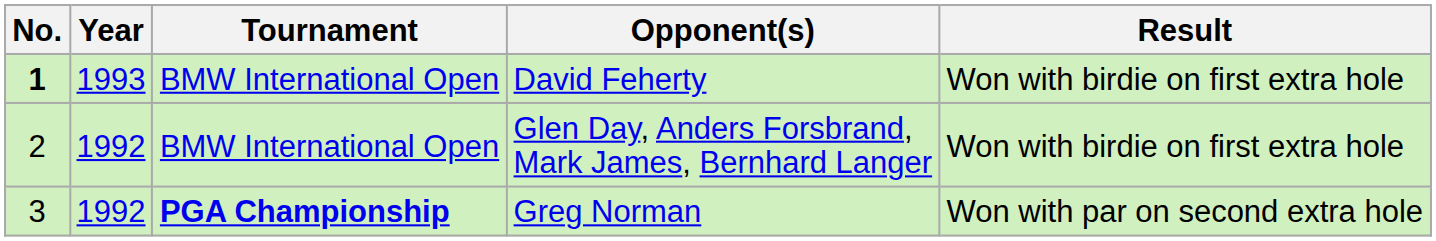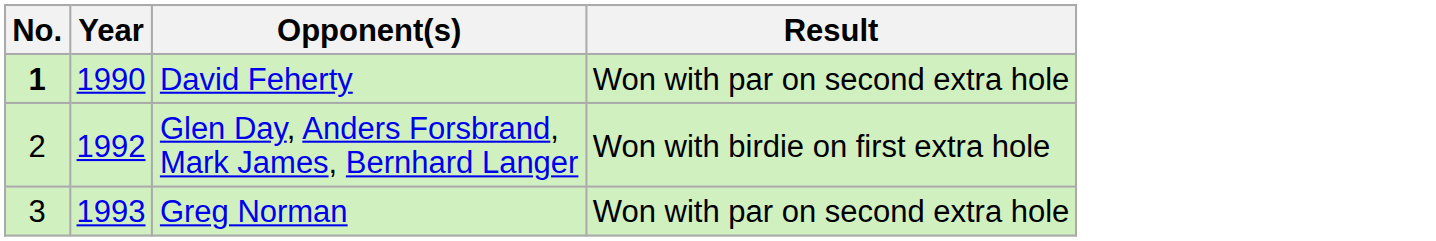- column: (330, 30)
(111, 79) 1993 -> (111, 79) 1990
(1175, 79) Won with birdie on first extra hole -> (831, 79) Won with par on second extra hole
(111, 212) 1992 -> (111, 212) 1993
